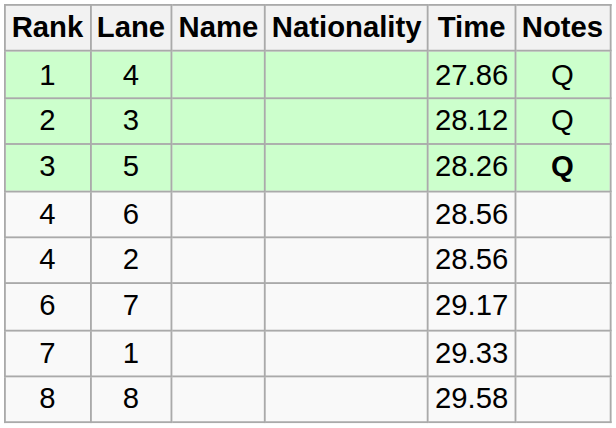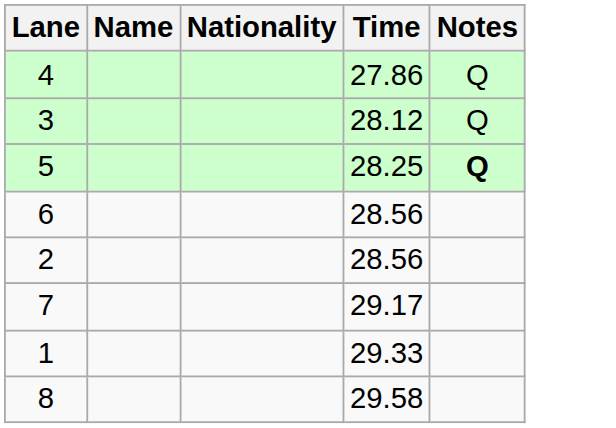- column: (47, 27)
(472, 167) 28.26 -> (387, 167) 28.25
